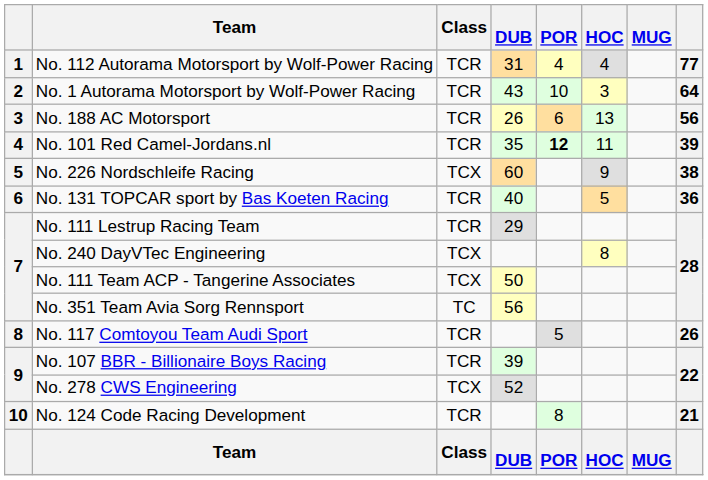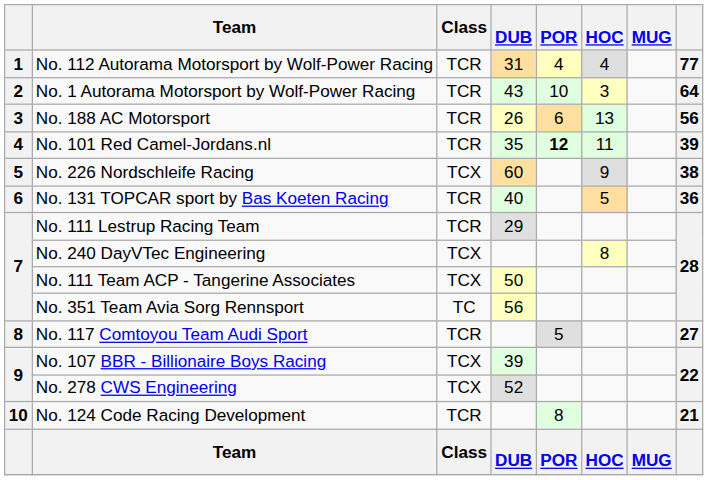(689, 334) 26 -> (689, 334) 27
(464, 361) TCR -> (464, 361) TCX
